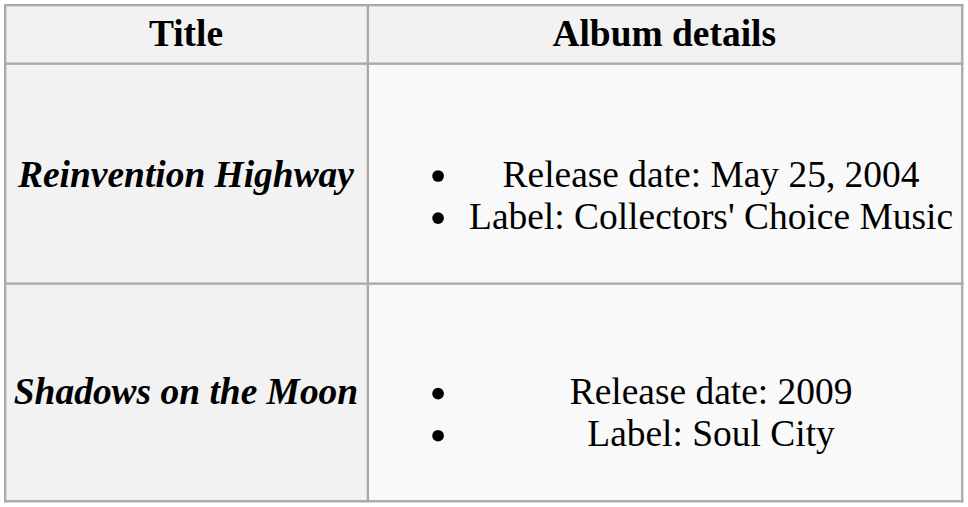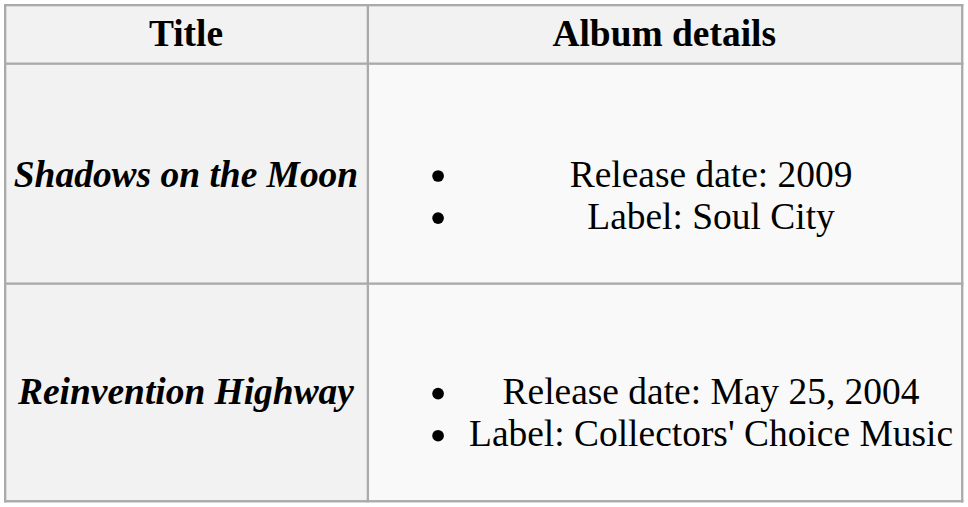rows swapped: (186, 173) <-> (186, 391)
